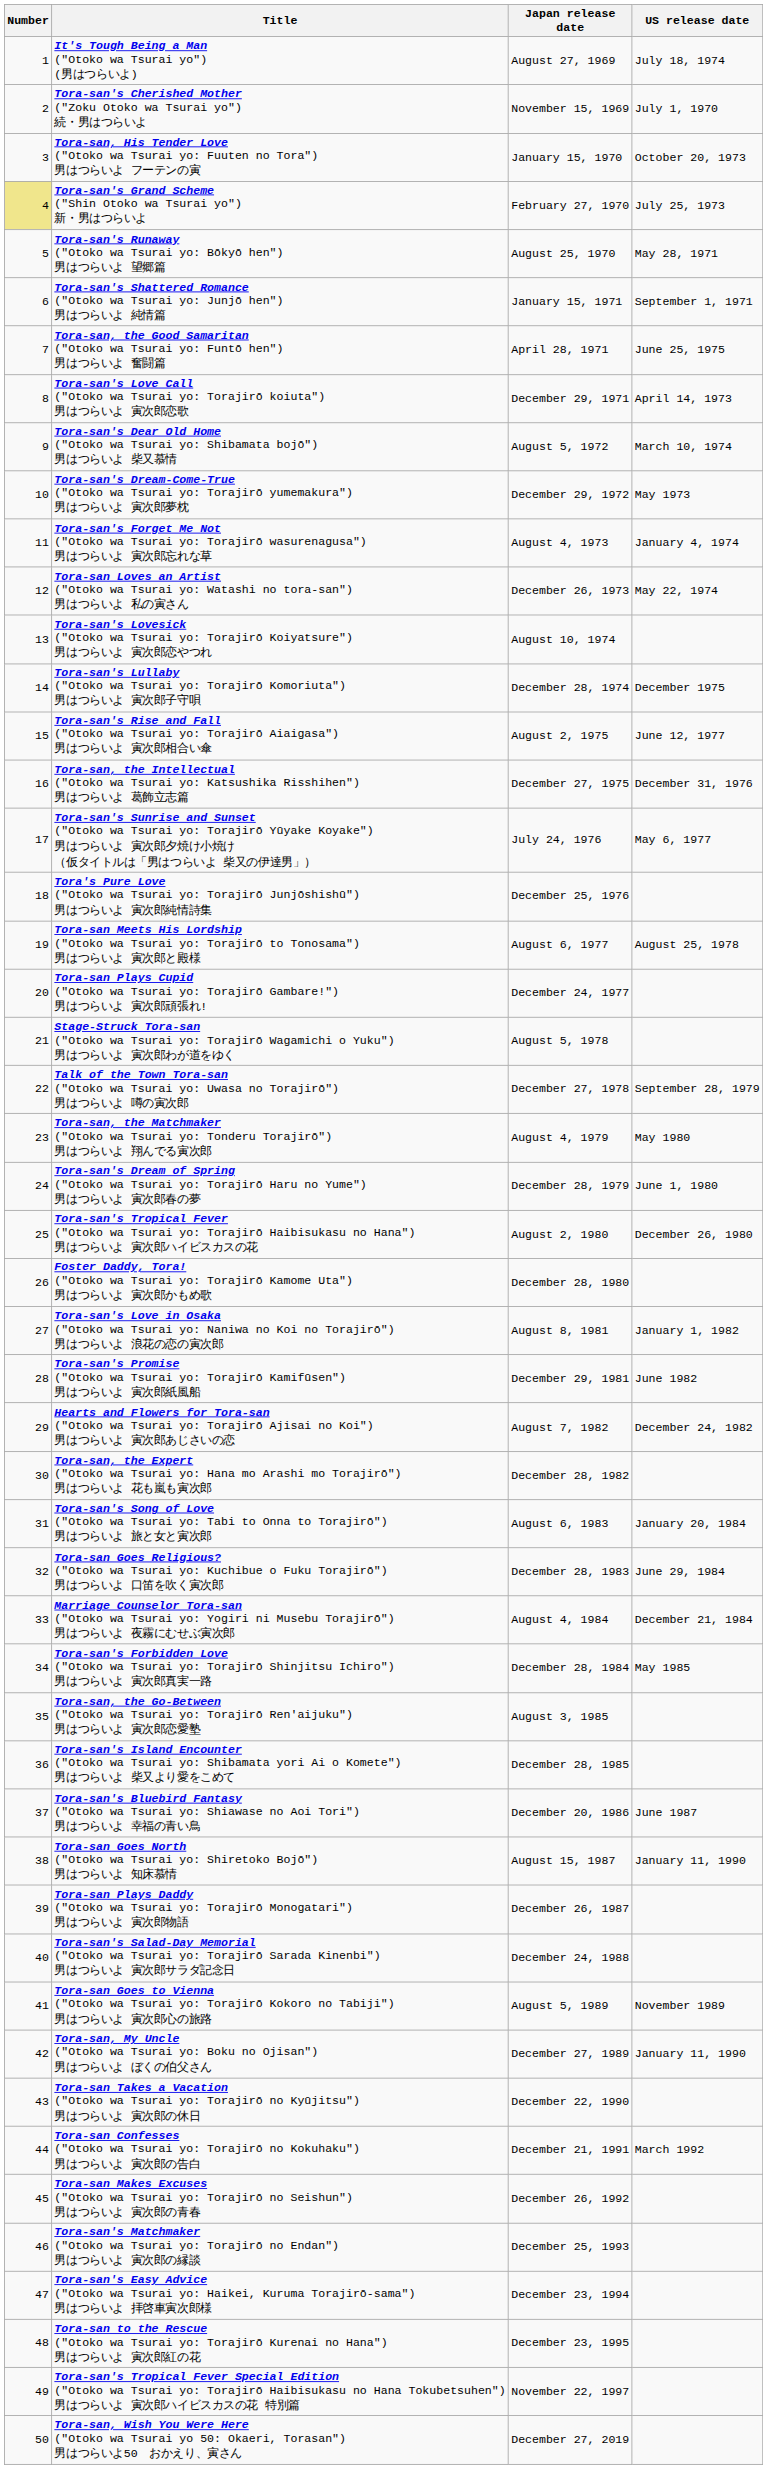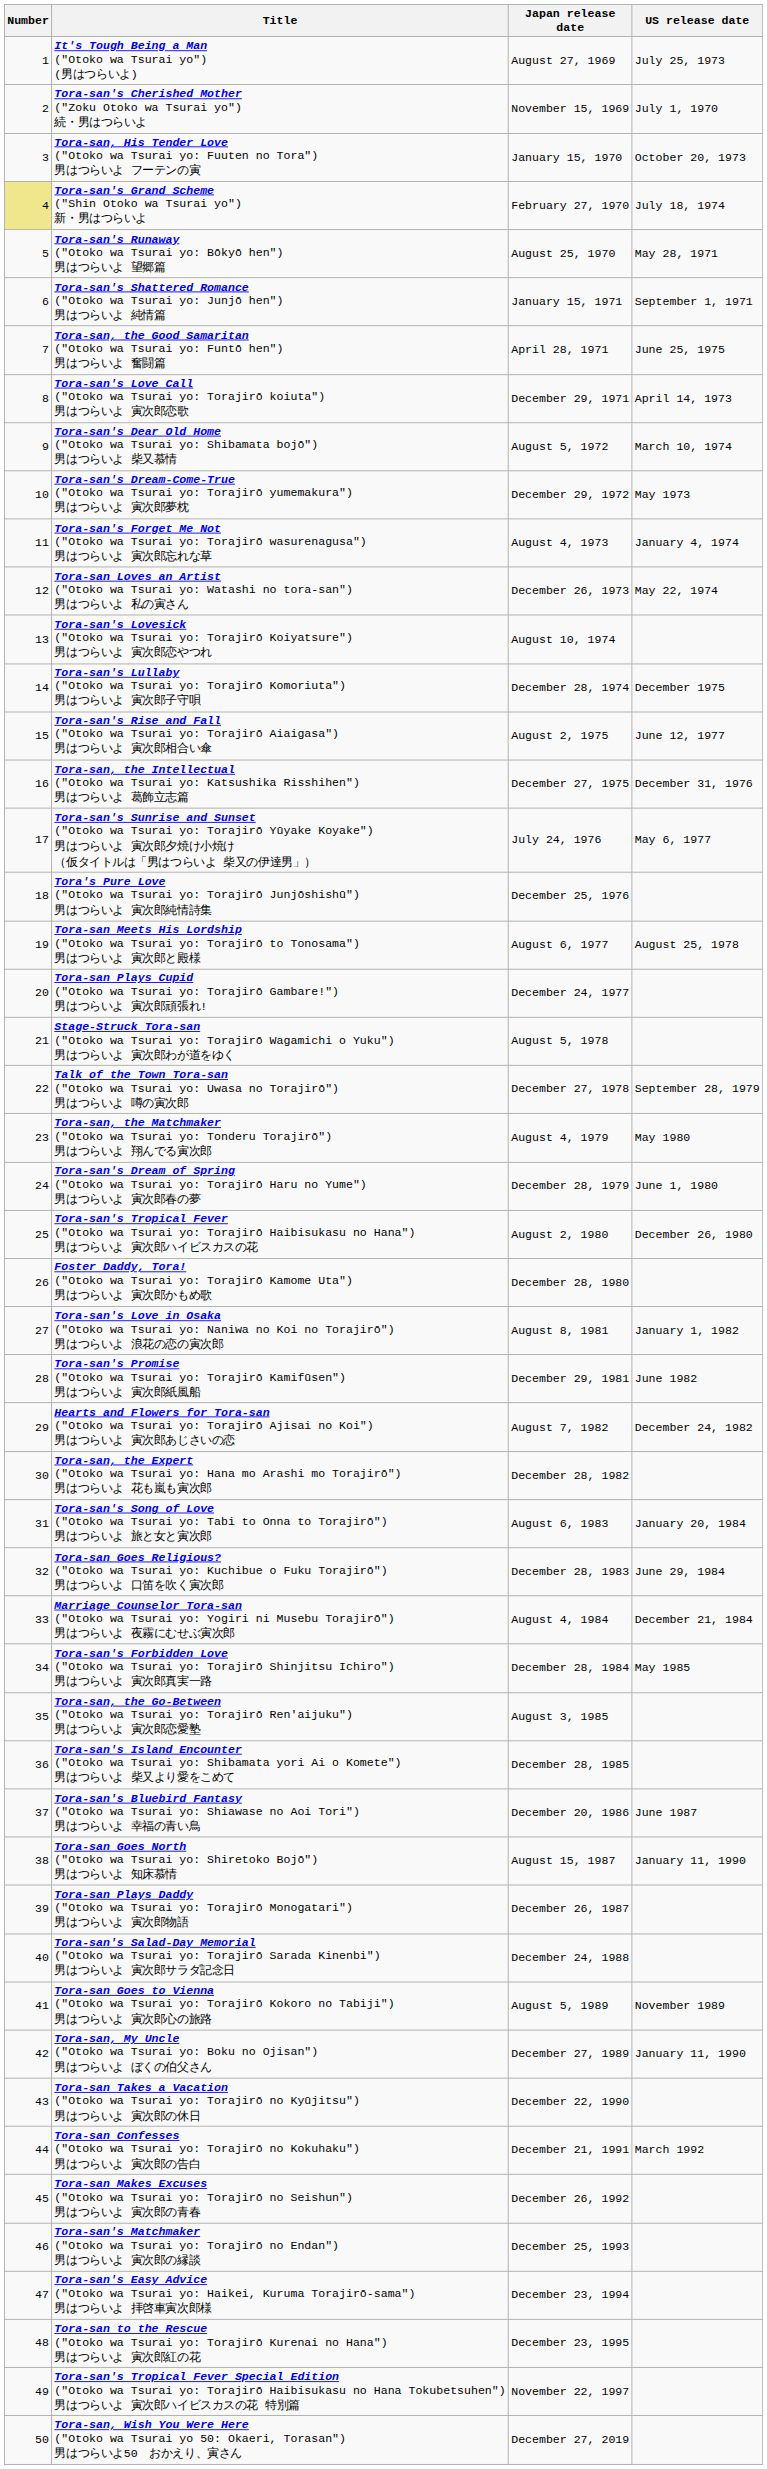(680, 61) July 18, 1974 -> (680, 61) July 25, 1973
(680, 205) July 25, 1973 -> (680, 205) July 18, 1974
